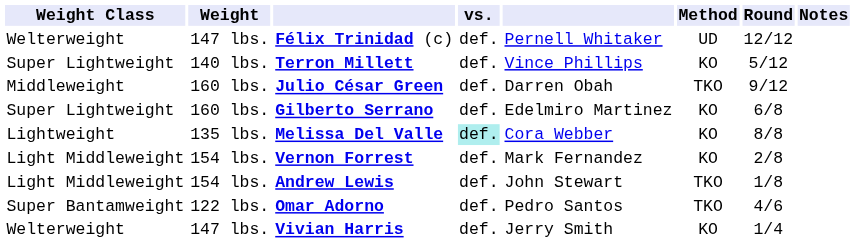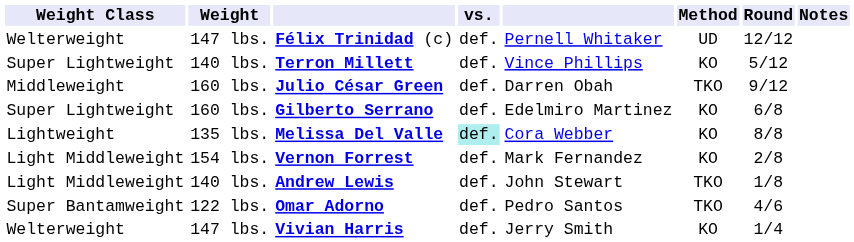(230, 182) 154 lbs. -> (230, 182) 140 lbs.
